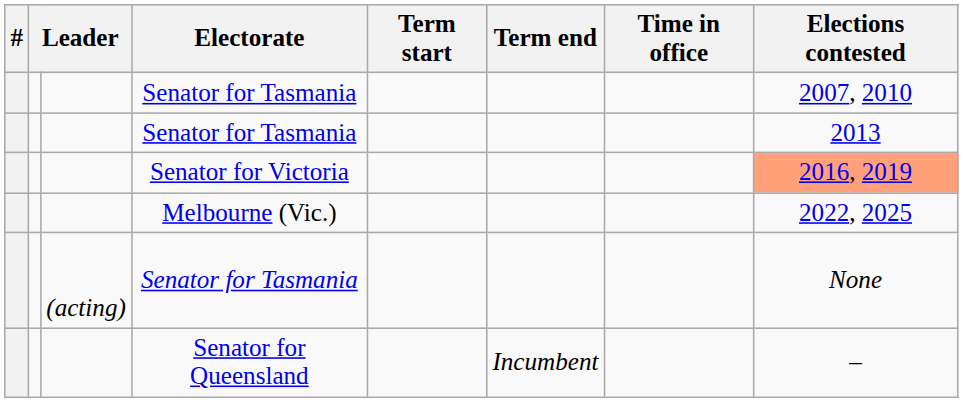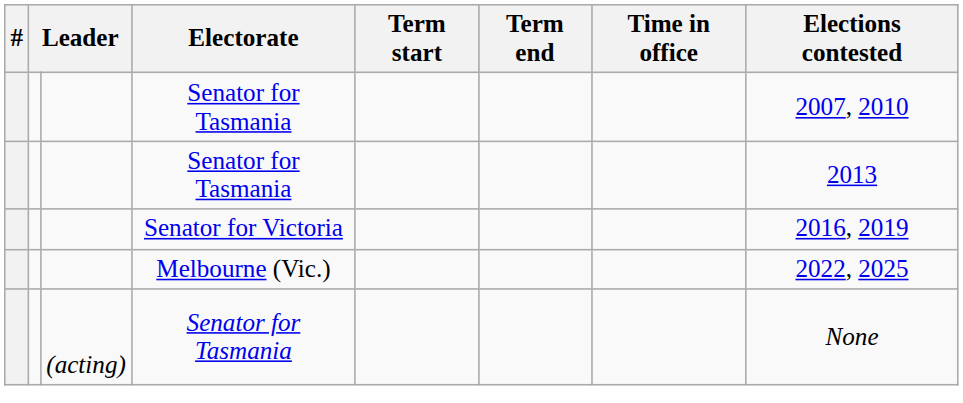(856, 172) lightsalmon background -> (852, 228) no background
- row: (86, 363)
